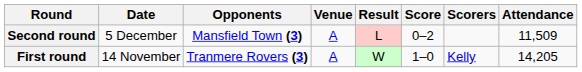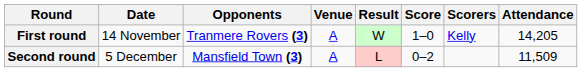rows swapped: (52, 56) <-> (52, 35)
